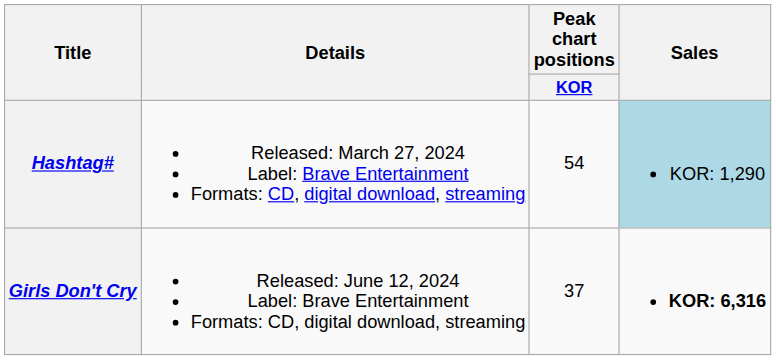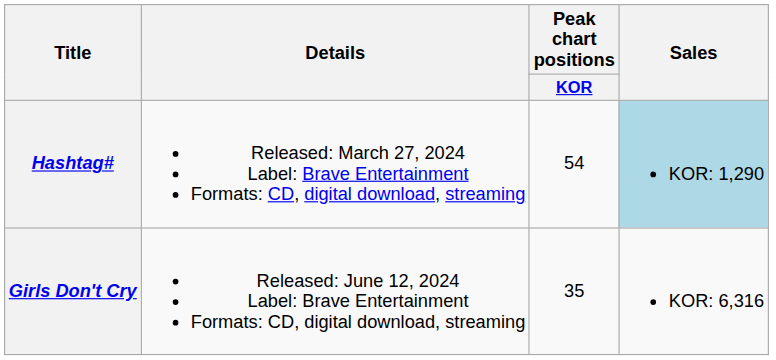(574, 290) 37 -> (574, 290) 35
(695, 301) bold -> (694, 301) normal
